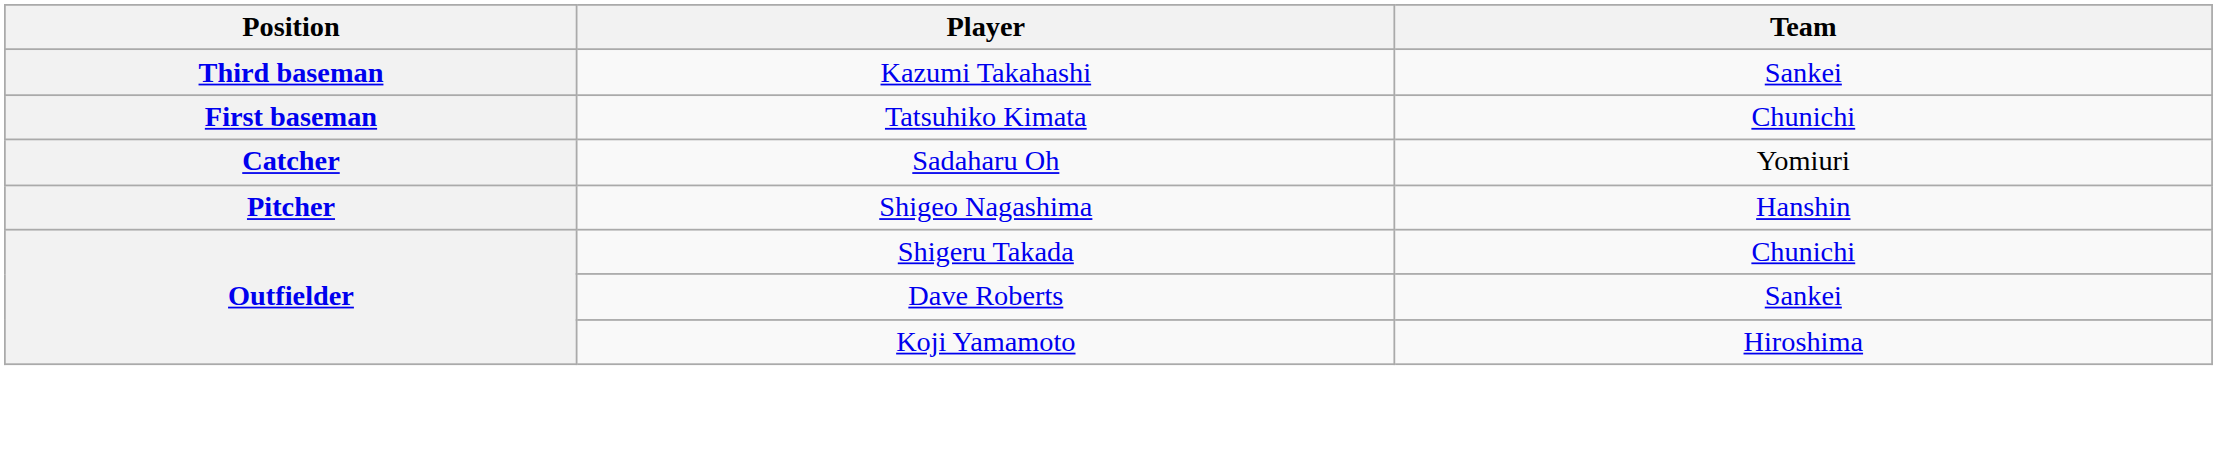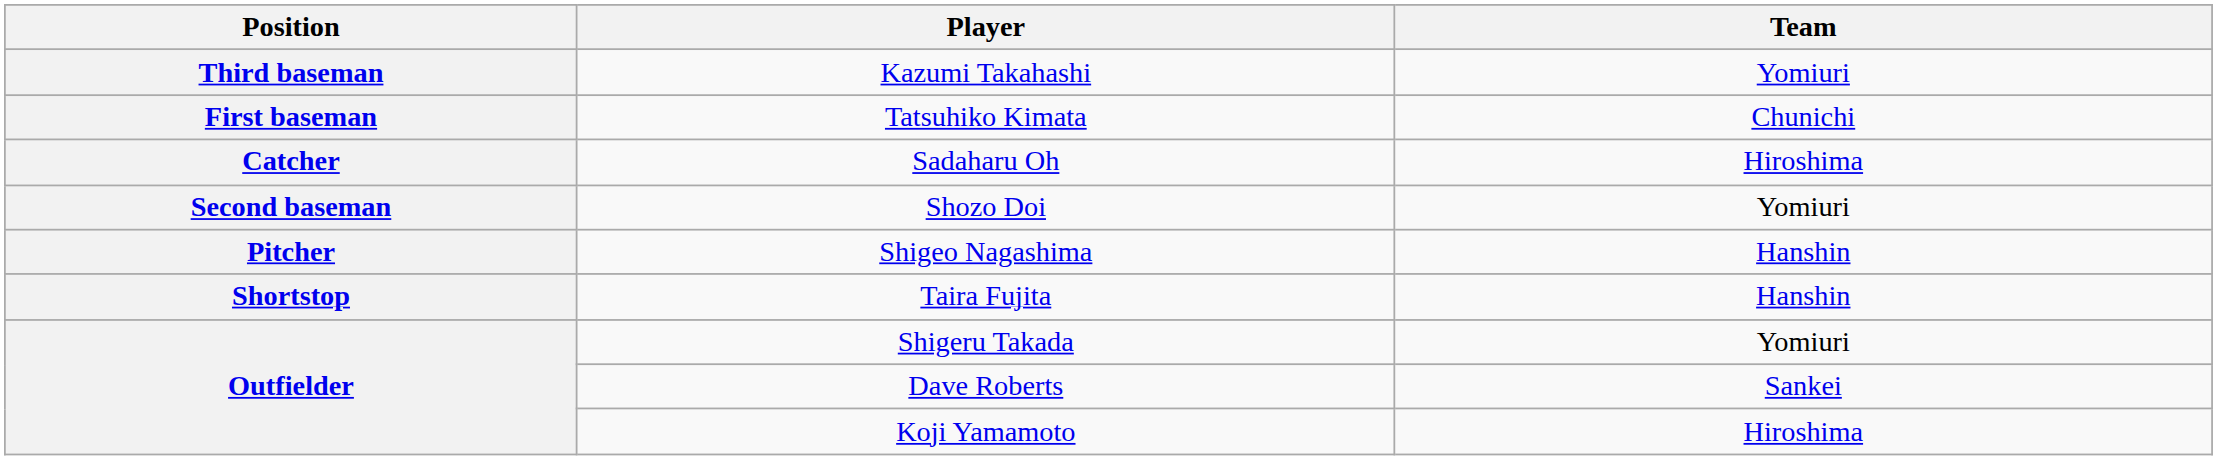(1803, 71) Sankei -> (1803, 71) Yomiuri
(1803, 161) Yomiuri -> (1803, 161) Hiroshima
+ row: (986, 206)
+ row: (986, 296)
(1803, 251) Chunichi -> (1803, 341) Yomiuri
